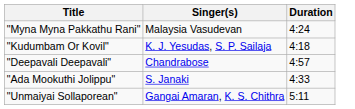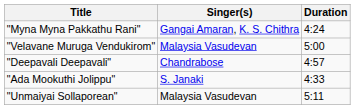(194, 29) Malaysia Vasudevan -> (230, 29) Gangai Amaran, K. S. Chithra
+ row: (81, 46)
- row: (58, 46)
(215, 96) Gangai Amaran, K. S. Chithra -> (208, 96) Malaysia Vasudevan
